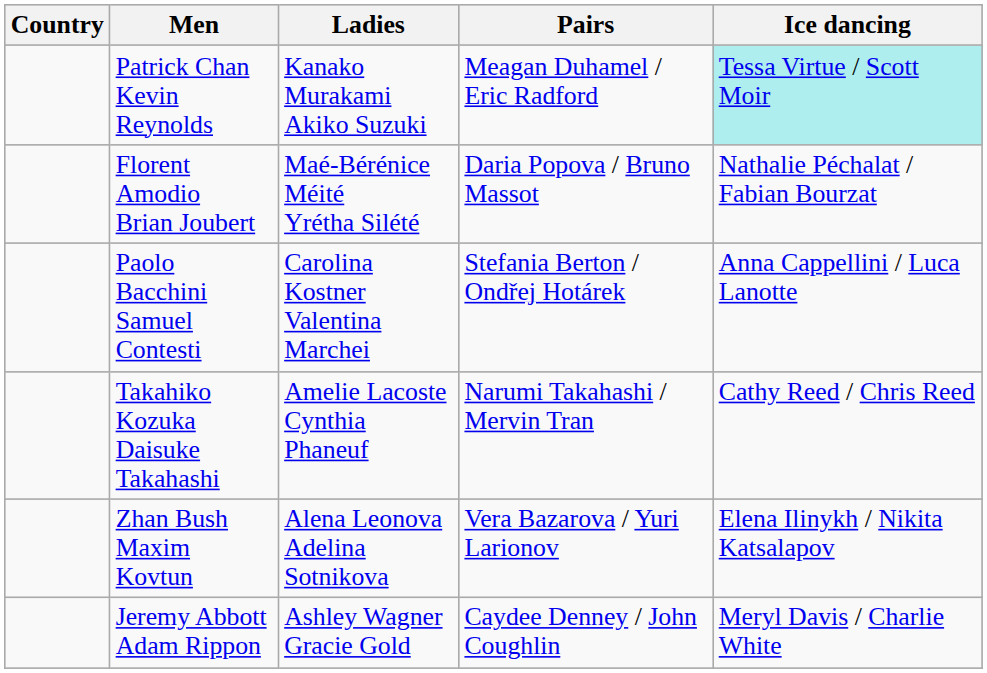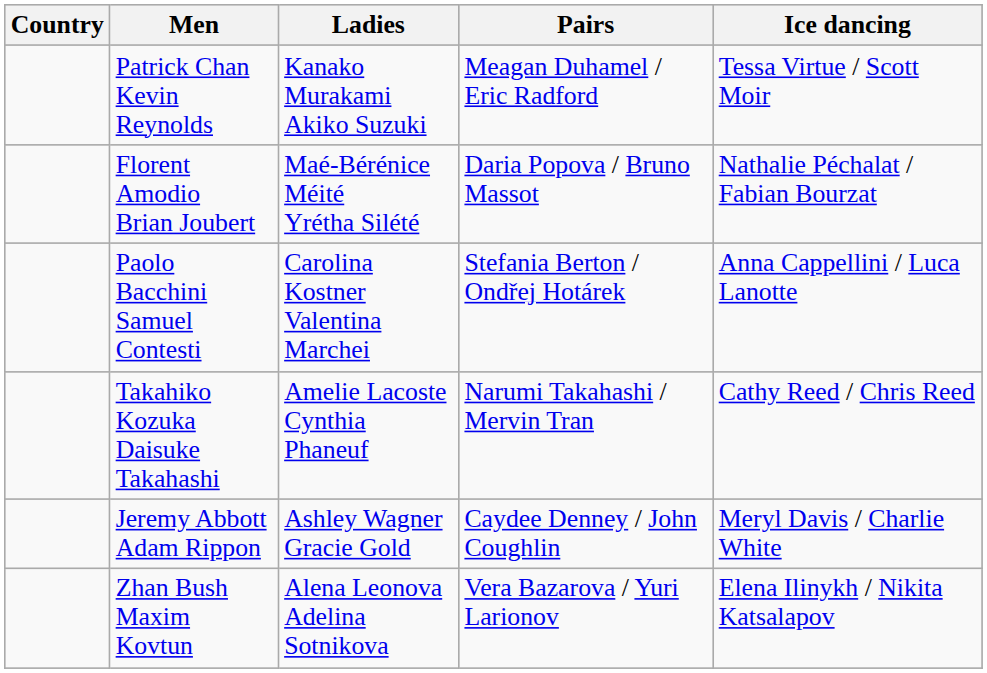(819, 80) paleturquoise background -> (819, 80) no background
rows swapped: (172, 547) <-> (191, 632)
